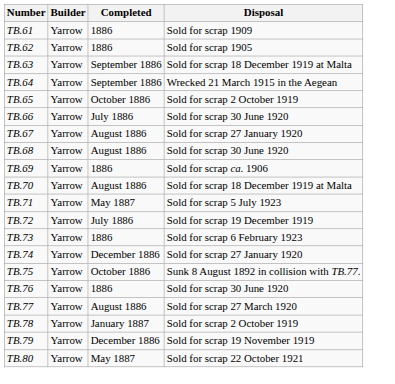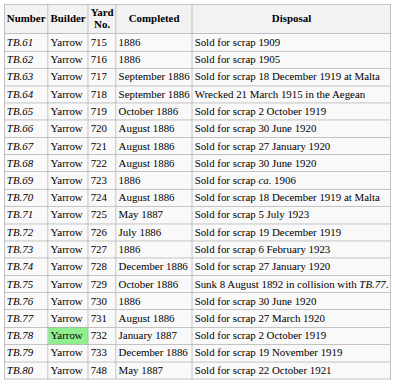+ column: (102, 19)
(112, 116) July 1886 -> (147, 128) August 1886
(67, 323) no background -> (67, 335) lightgreen background
